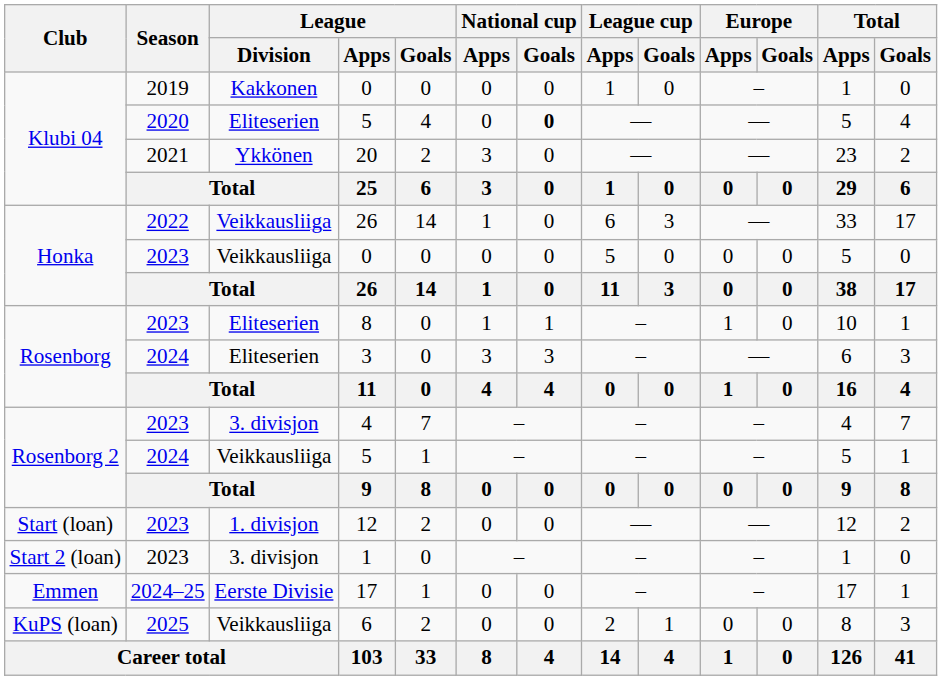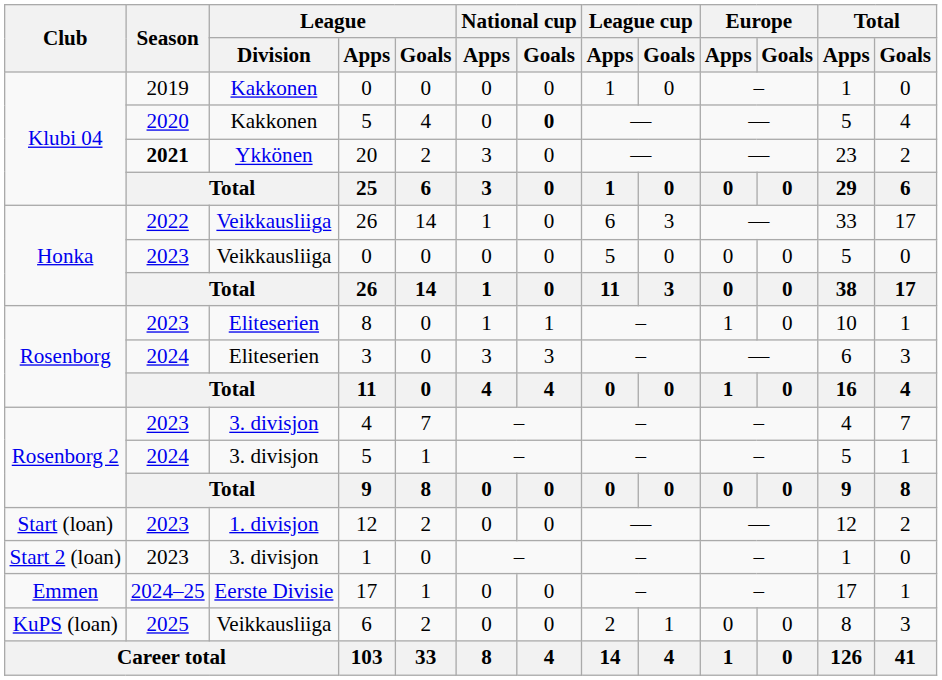(274, 121) Eliteserien -> (274, 121) Kakkonen
(168, 155) normal -> (168, 155) bold
(274, 456) Veikkausliiga -> (274, 456) 3. divisjon
